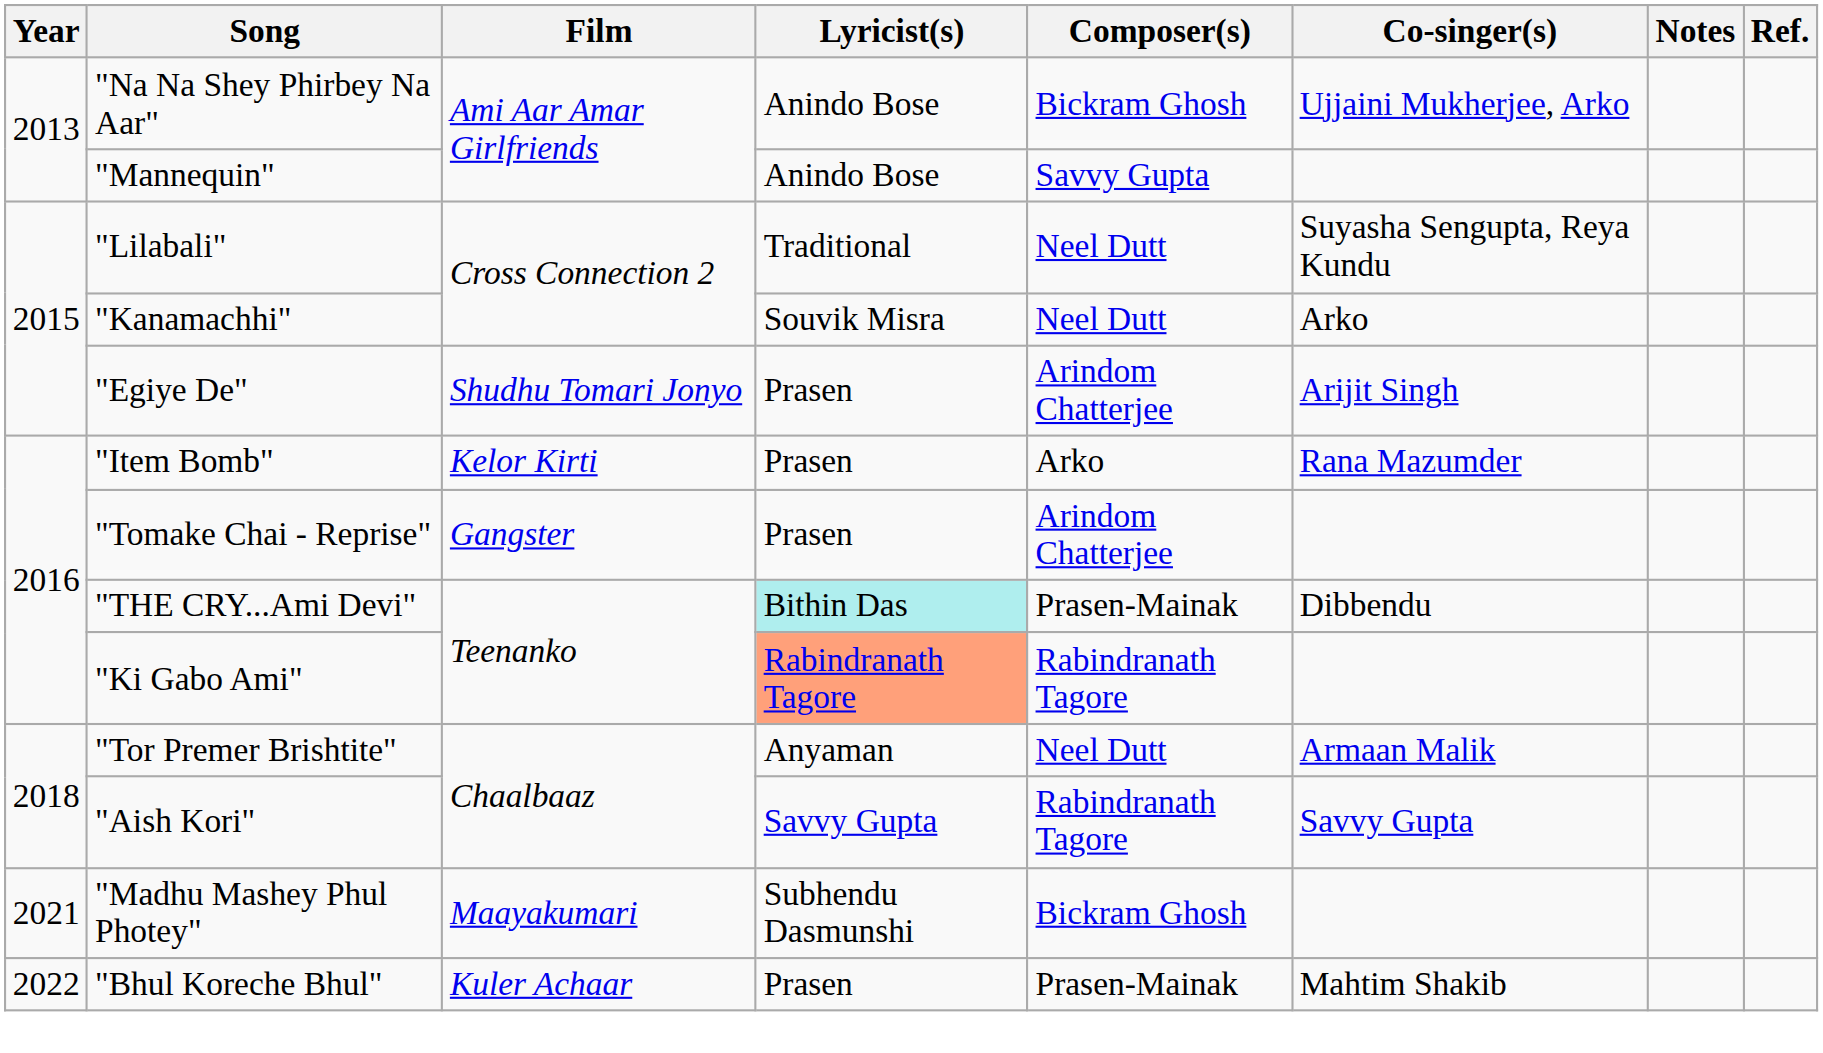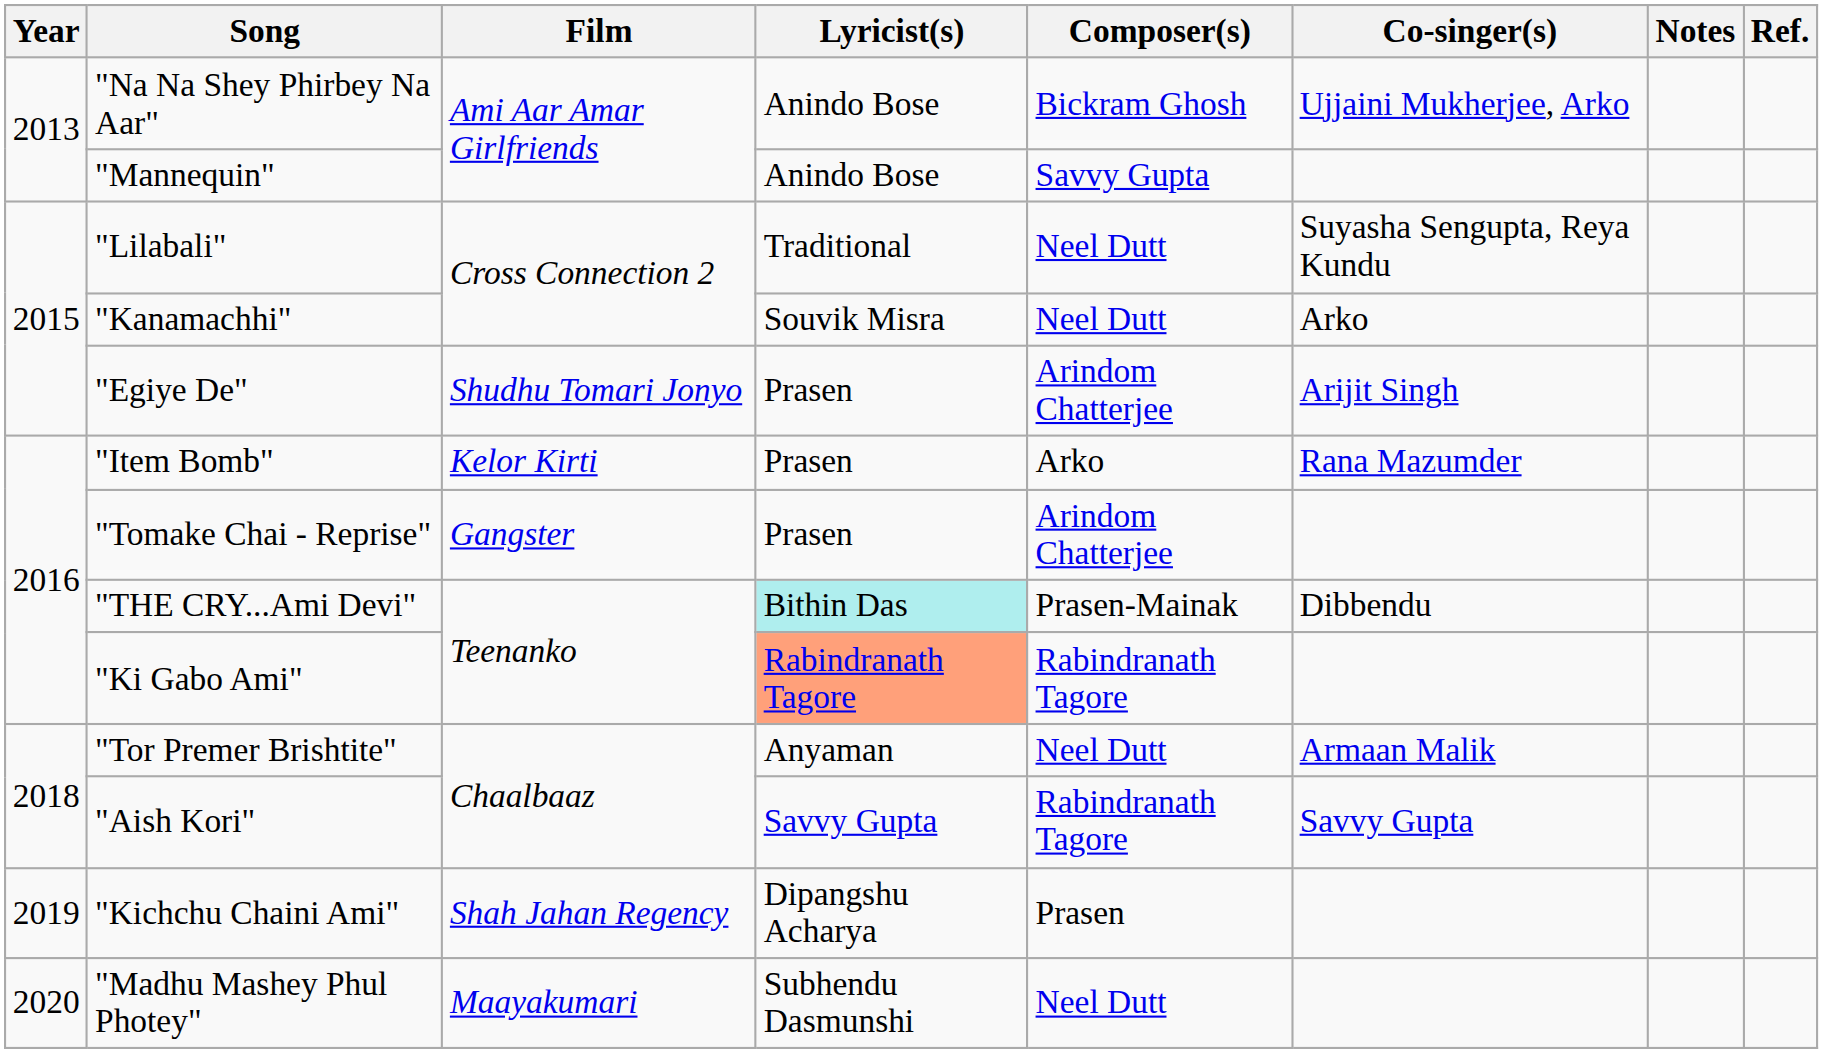+ row: (247, 911)
(46, 911) 2021 -> (46, 1002) 2020
(1141, 911) Bickram Ghosh -> (1101, 1002) Neel Dutt
- row: (239, 983)
